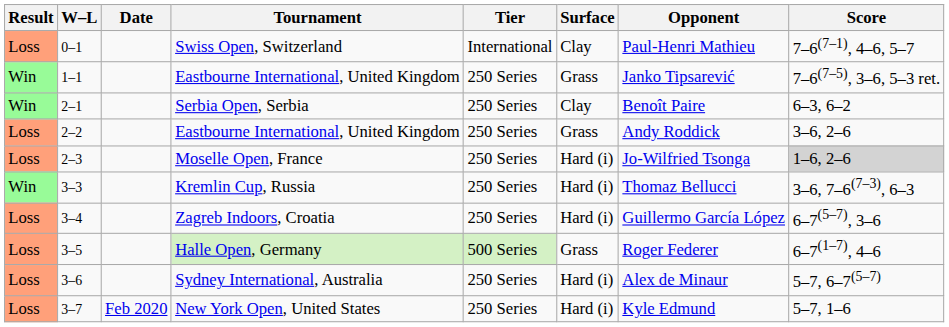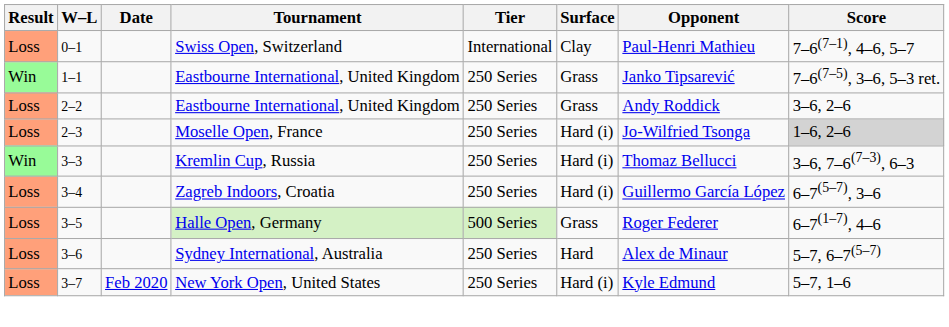- row: (72, 106)
(587, 279) Hard (i) -> (577, 253) Hard
